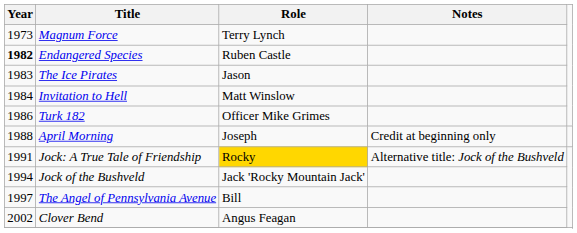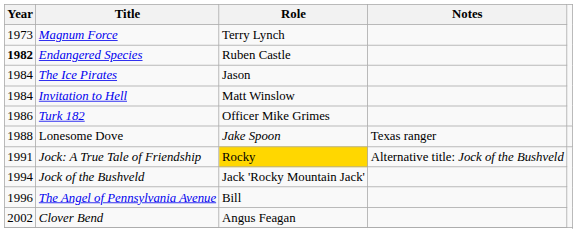(20, 75) 1983 -> (20, 75) 1984
- row: (76, 136)
+ row: (81, 136)
(20, 197) 1997 -> (20, 197) 1996
